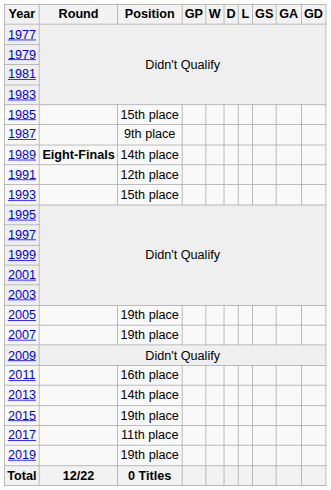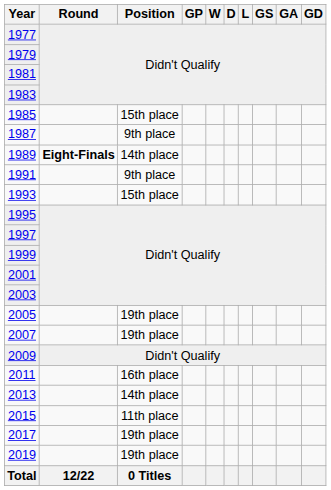(150, 174) 12th place -> (150, 174) 9th place
(150, 415) 19th place -> (150, 415) 11th place
(150, 435) 11th place -> (150, 435) 19th place
